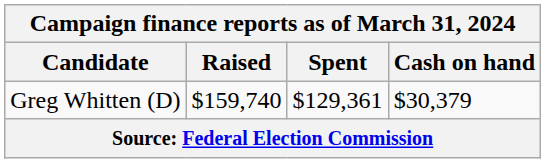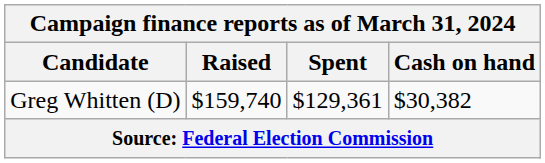(433, 99) $30,379 -> (433, 99) $30,382
